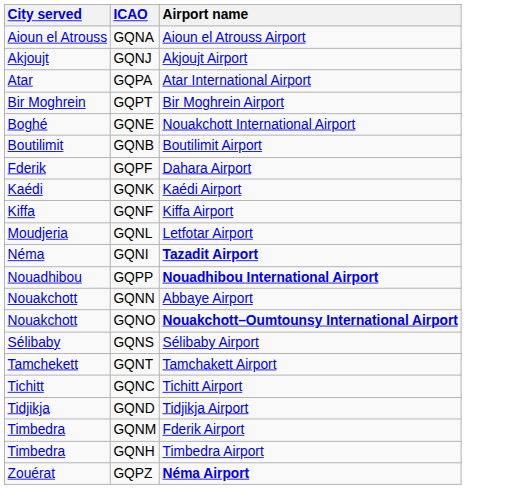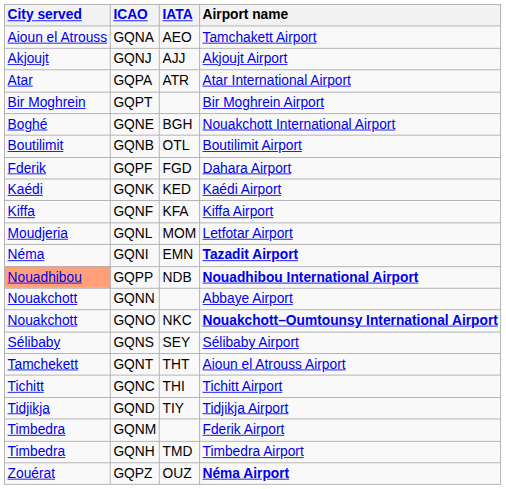+ column: (178, 15)
(234, 37) Aioun el Atrouss Airport -> (259, 37) Tamchakett Airport
(45, 277) no background -> (45, 277) lightsalmon background
(220, 364) Tamchakett Airport -> (274, 364) Aioun el Atrouss Airport
